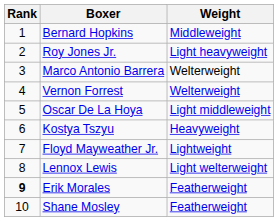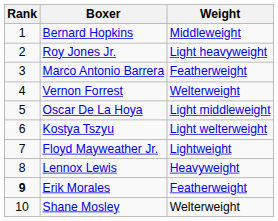(205, 71) Welterweight -> (208, 71) Featherweight
(205, 129) Heavyweight -> (218, 129) Light welterweight
(218, 168) Light welterweight -> (205, 168) Heavyweight
(208, 206) Featherweight -> (205, 206) Welterweight
